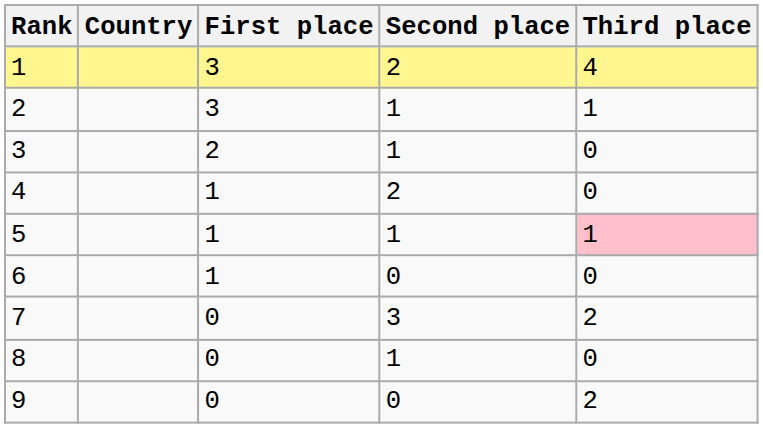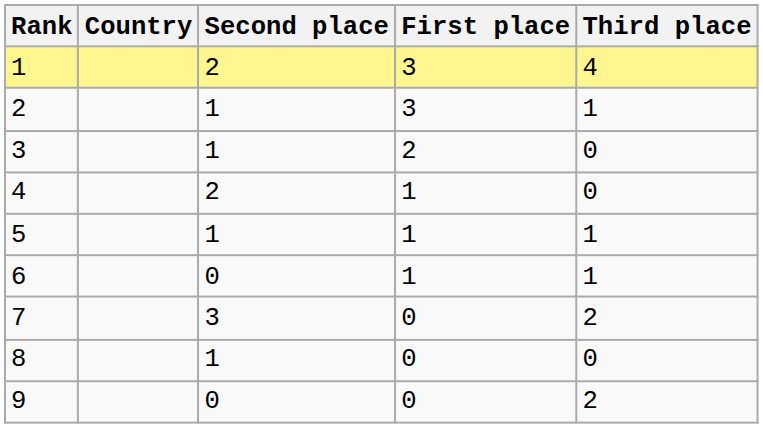columns swapped: (289, 26) <-> (478, 26)
(590, 235) pink background -> (590, 235) no background
(590, 276) 0 -> (590, 276) 1
